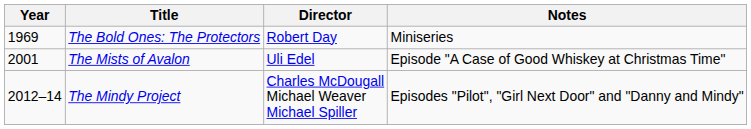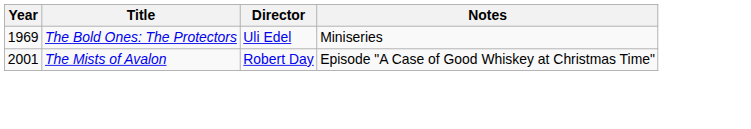(302, 37) Robert Day -> (267, 37) Uli Edel
(291, 59) Uli Edel -> (279, 59) Robert Day
- row: (124, 97)
